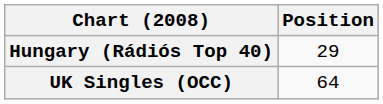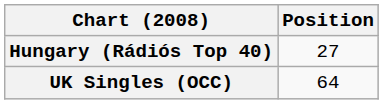(328, 51) 29 -> (328, 51) 27
